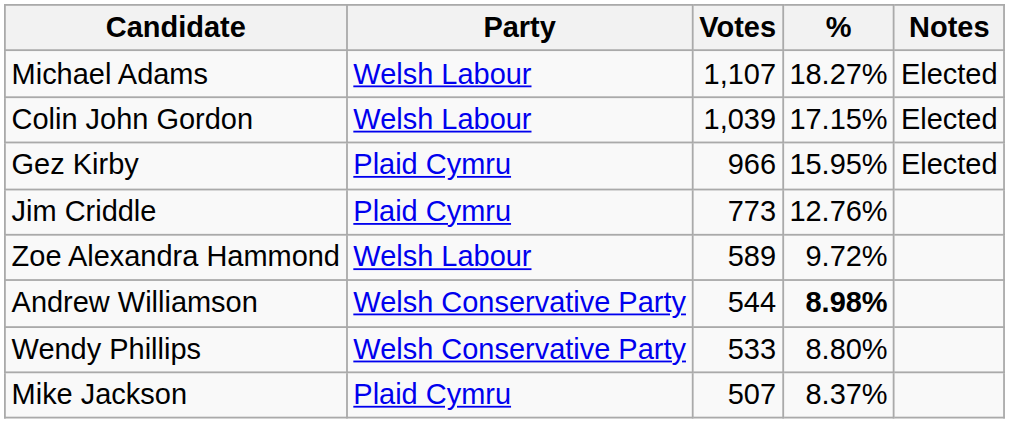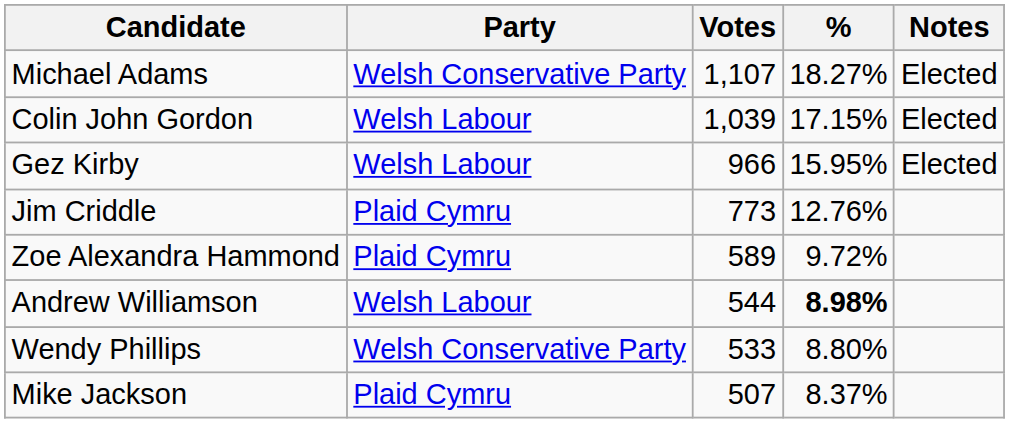(442, 73) Welsh Labour -> (520, 73) Welsh Conservative Party
(432, 165) Plaid Cymru -> (442, 165) Welsh Labour
(442, 257) Welsh Labour -> (432, 257) Plaid Cymru
(520, 303) Welsh Conservative Party -> (442, 303) Welsh Labour
